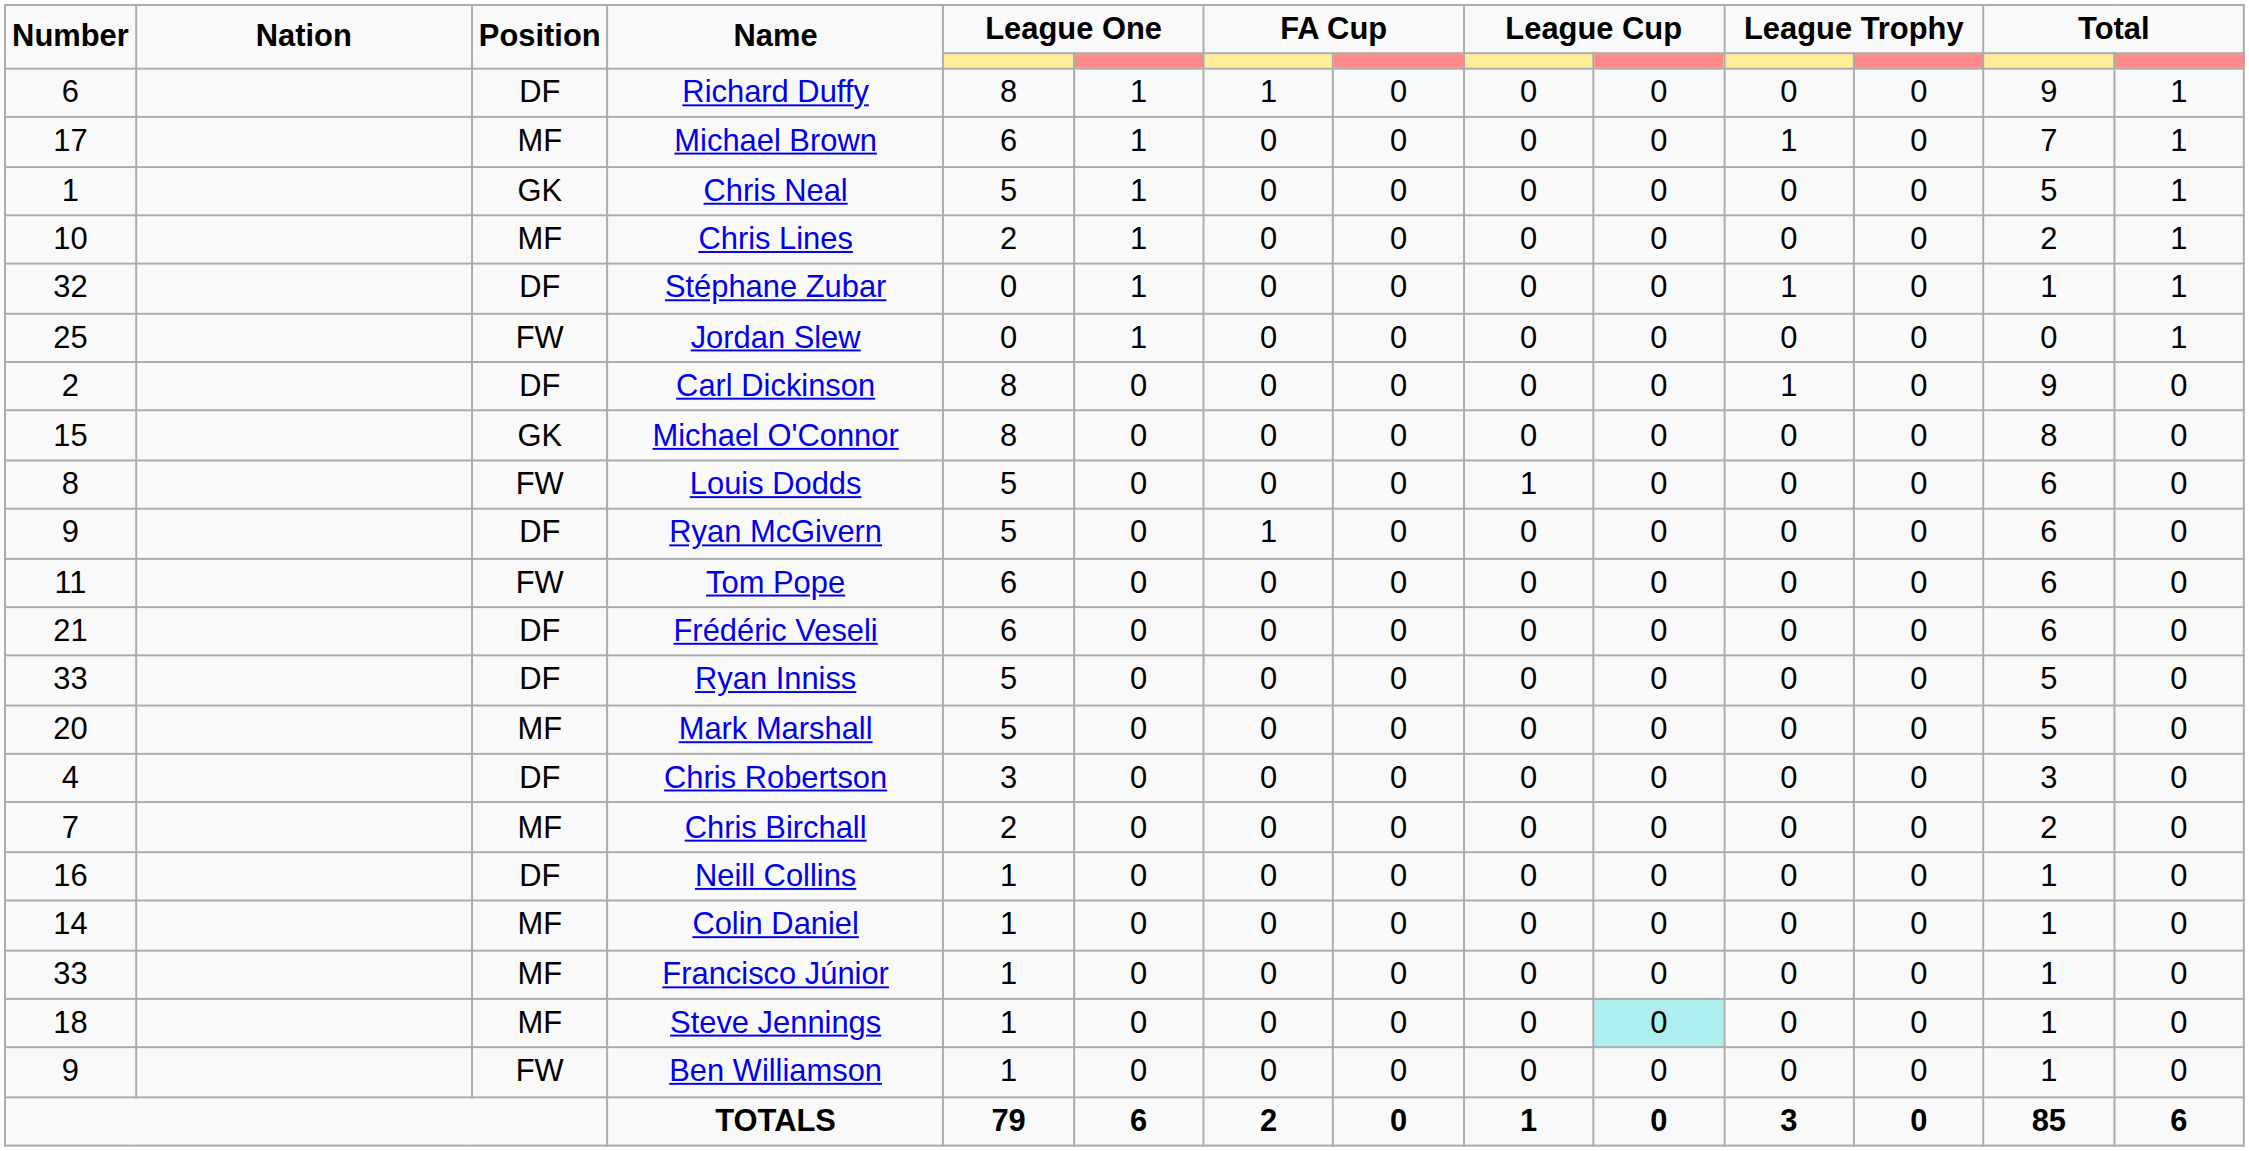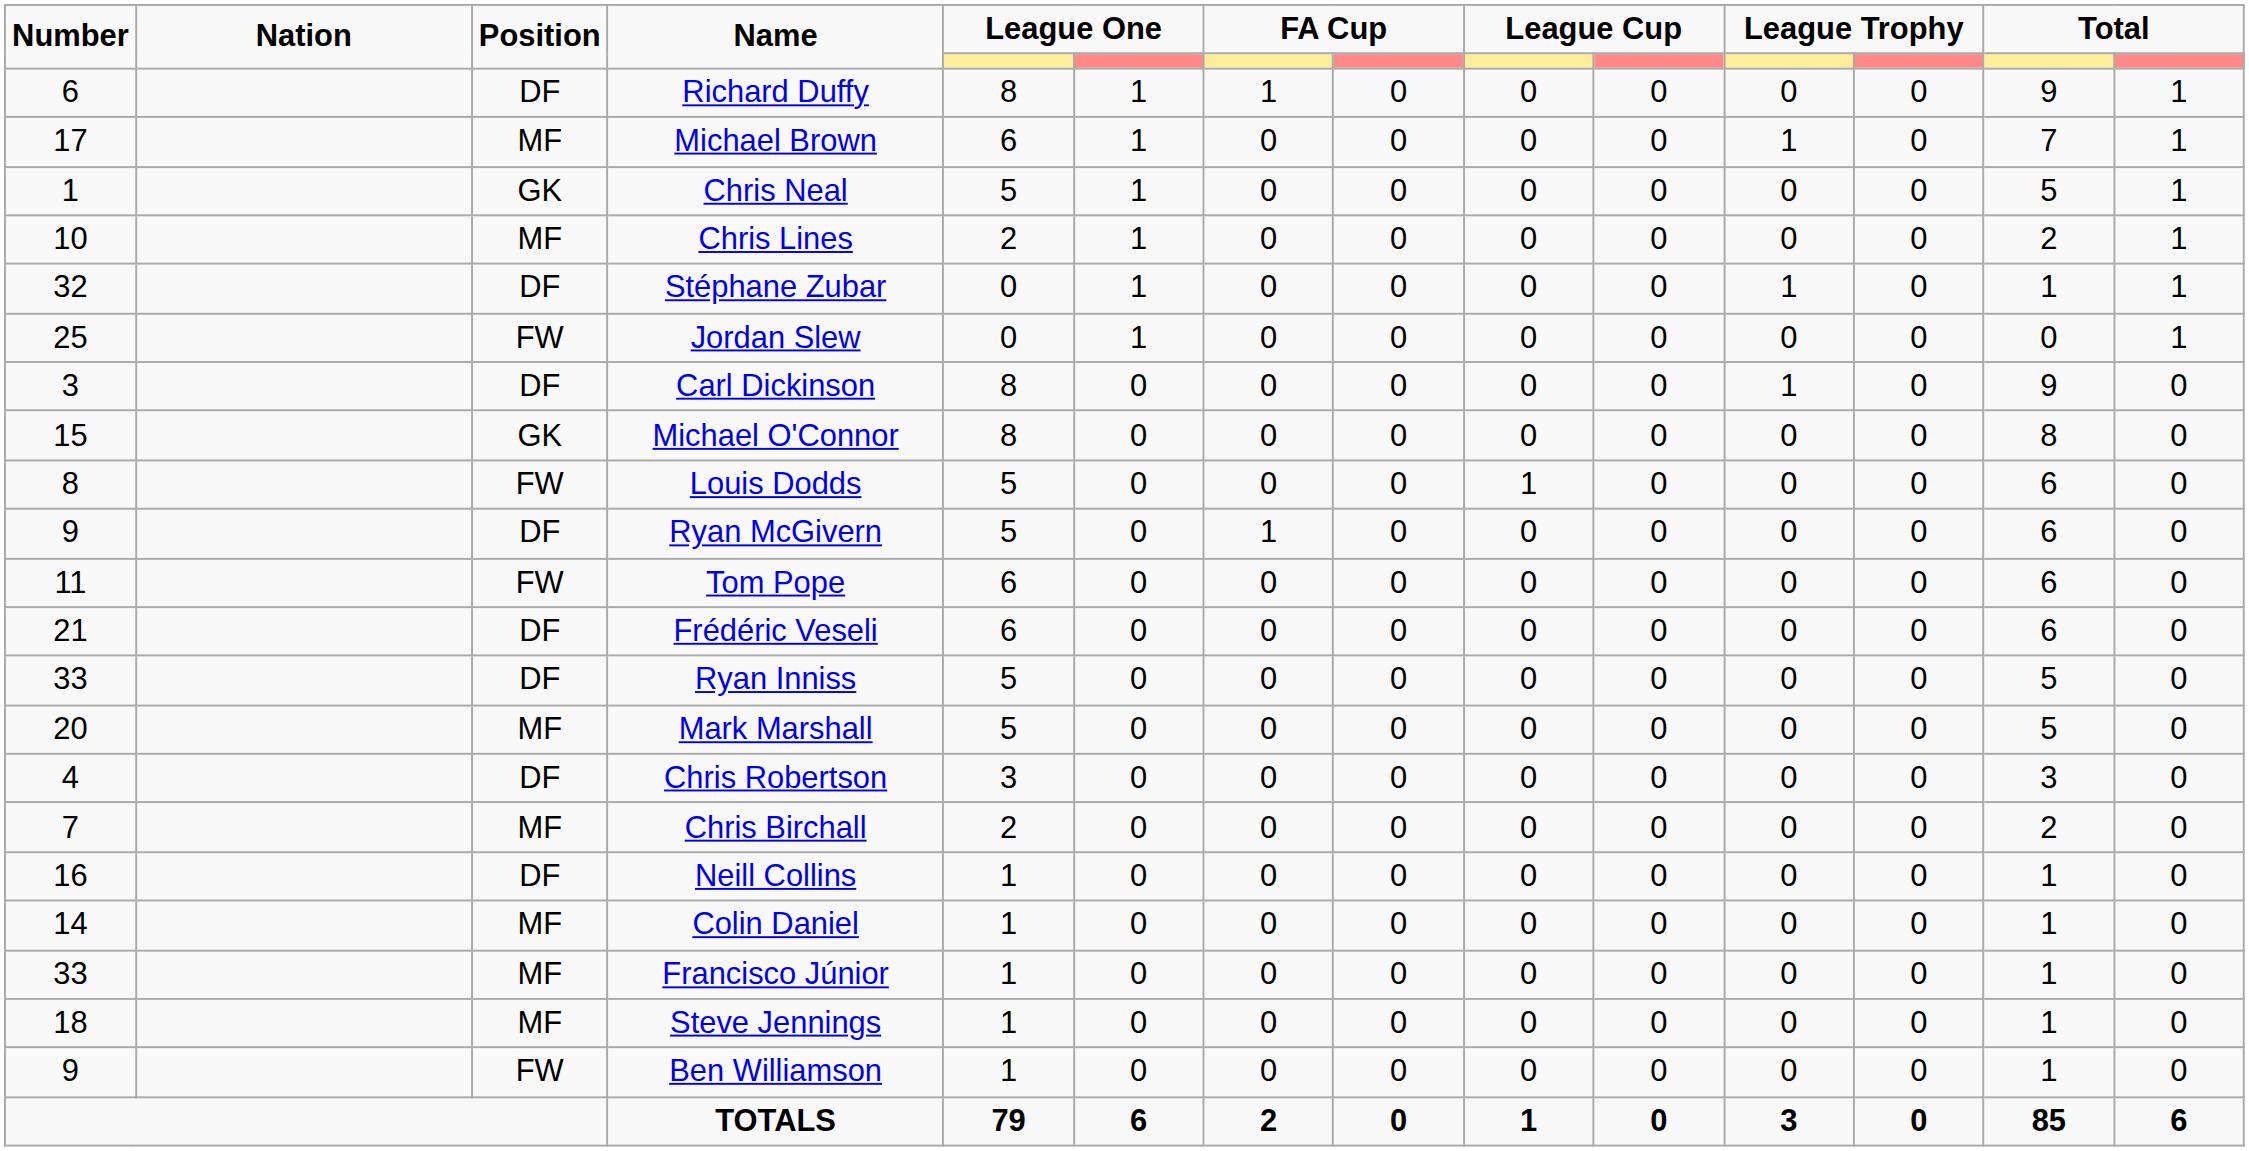(70, 386) 2 -> (70, 386) 3
(1659, 1022) paleturquoise background -> (1659, 1022) no background
